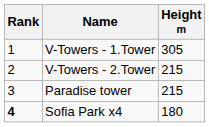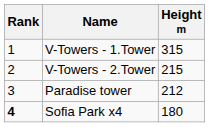(172, 49) 305 -> (172, 49) 315
(172, 91) 215 -> (172, 91) 212
